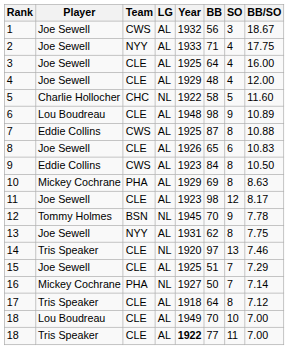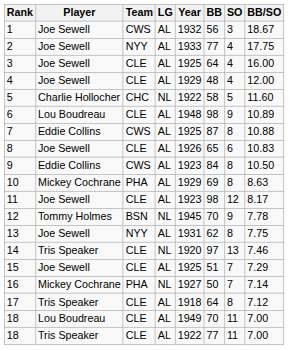(212, 47) 71 -> (212, 47) 77
(233, 319) 10 -> (232, 319) 11
(190, 336) bold -> (190, 336) normal
